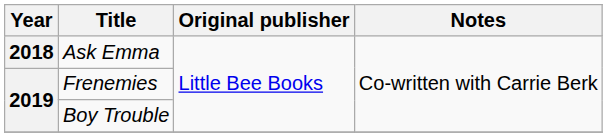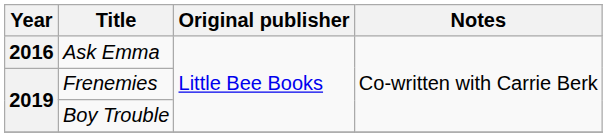(31, 52) 2018 -> (31, 52) 2016
